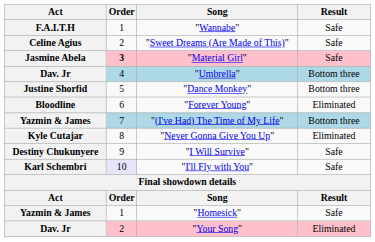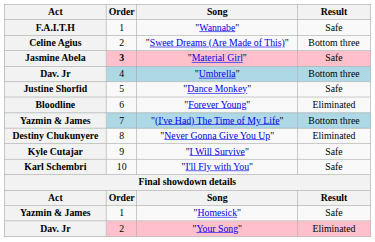(334, 43) Safe -> (334, 43) Bottom three
(334, 89) Bottom three -> (334, 89) Safe
(55, 136) Kyle Cutajar -> (55, 136) Destiny Chukunyere
(55, 151) Destiny Chukunyere -> (55, 151) Kyle Cutajar
(122, 167) lavender background -> (122, 167) no background
